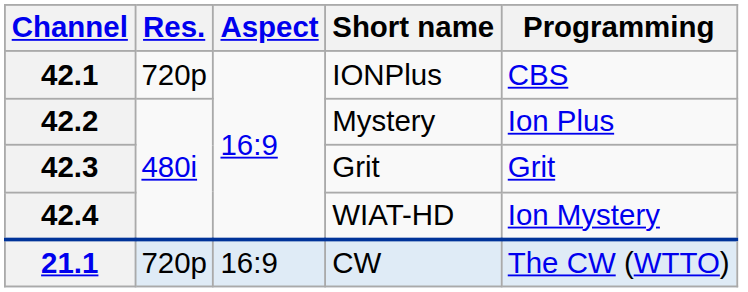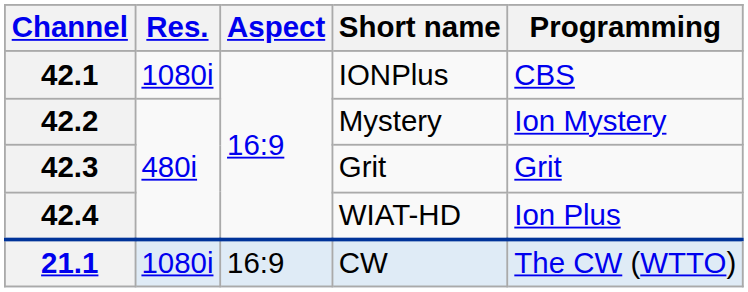(174, 74) 720p -> (177, 74) 1080i
(561, 121) Ion Plus -> (590, 121) Ion Mystery
(584, 214) Ion Mystery -> (568, 214) Ion Plus
(174, 263) 720p -> (177, 263) 1080i
